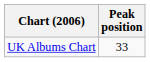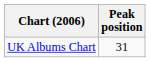(122, 47) 33 -> (122, 47) 31
